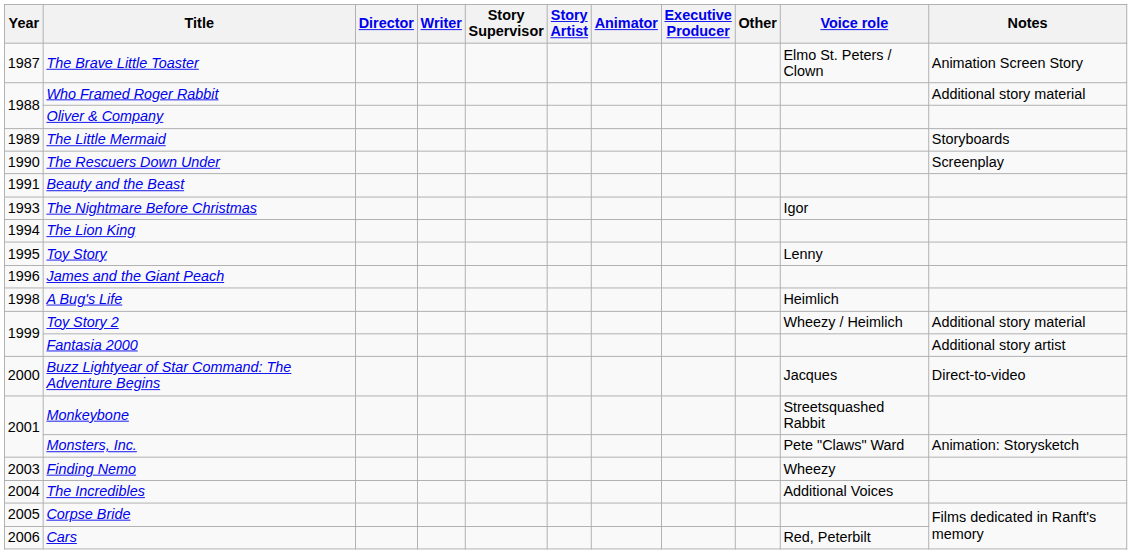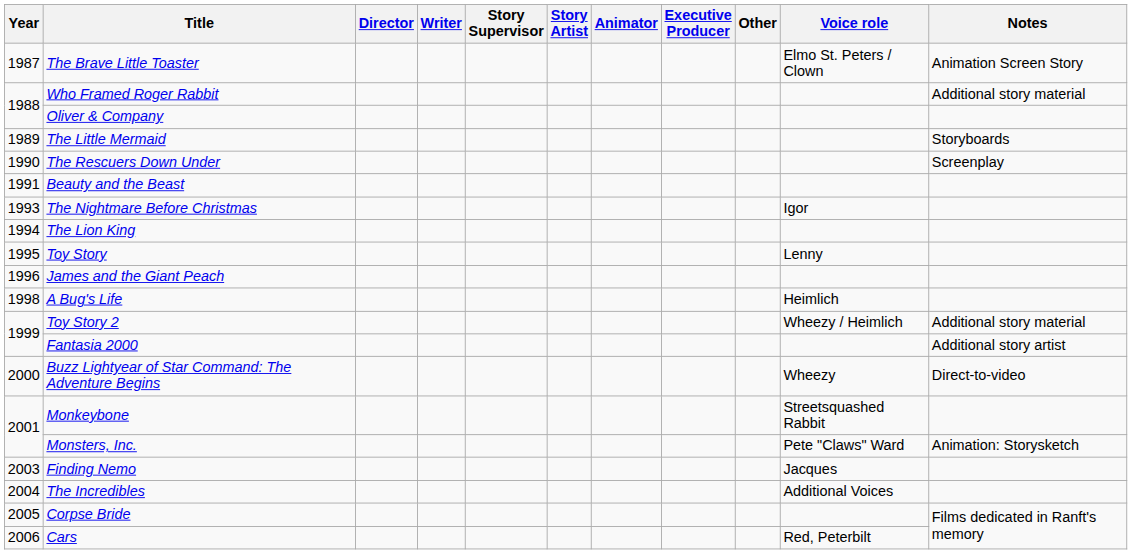(810, 376) Jacques -> (809, 376) Wheezy
(809, 468) Wheezy -> (810, 468) Jacques
